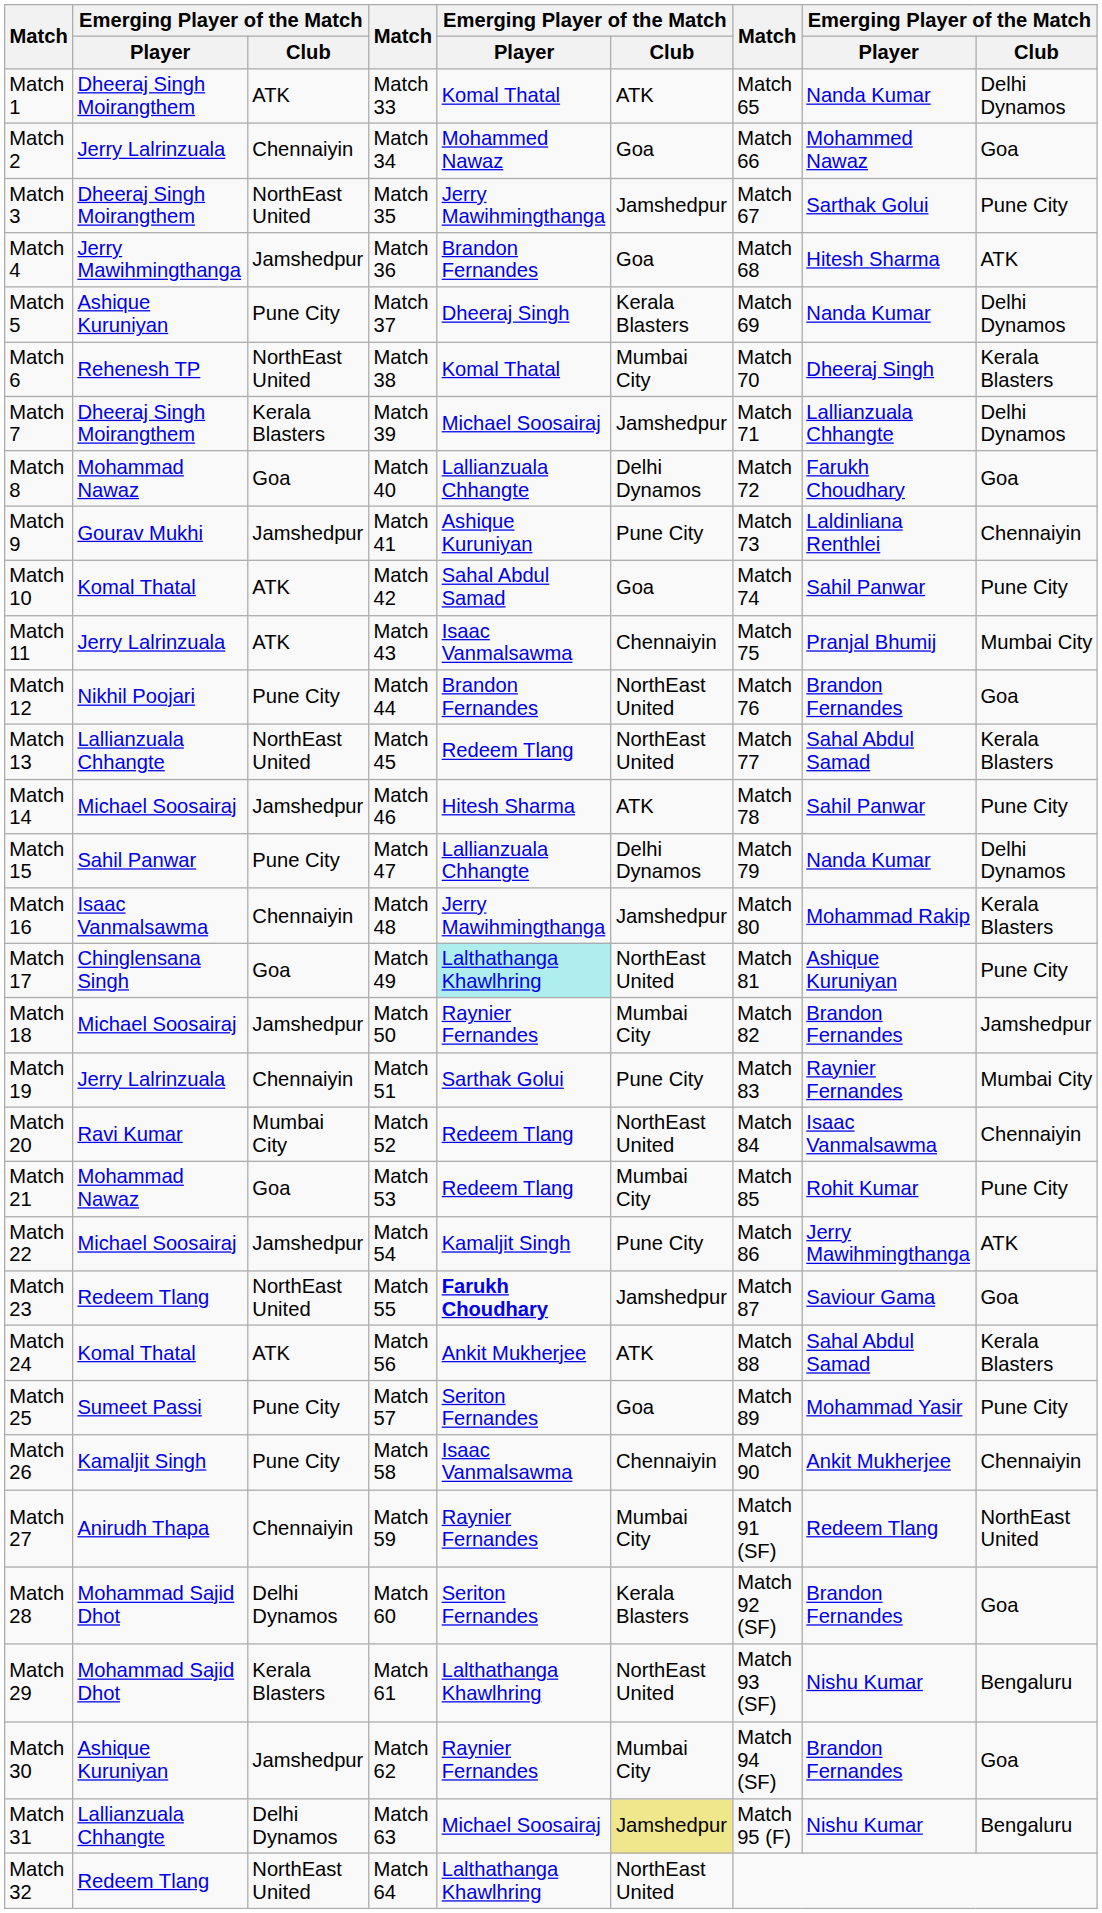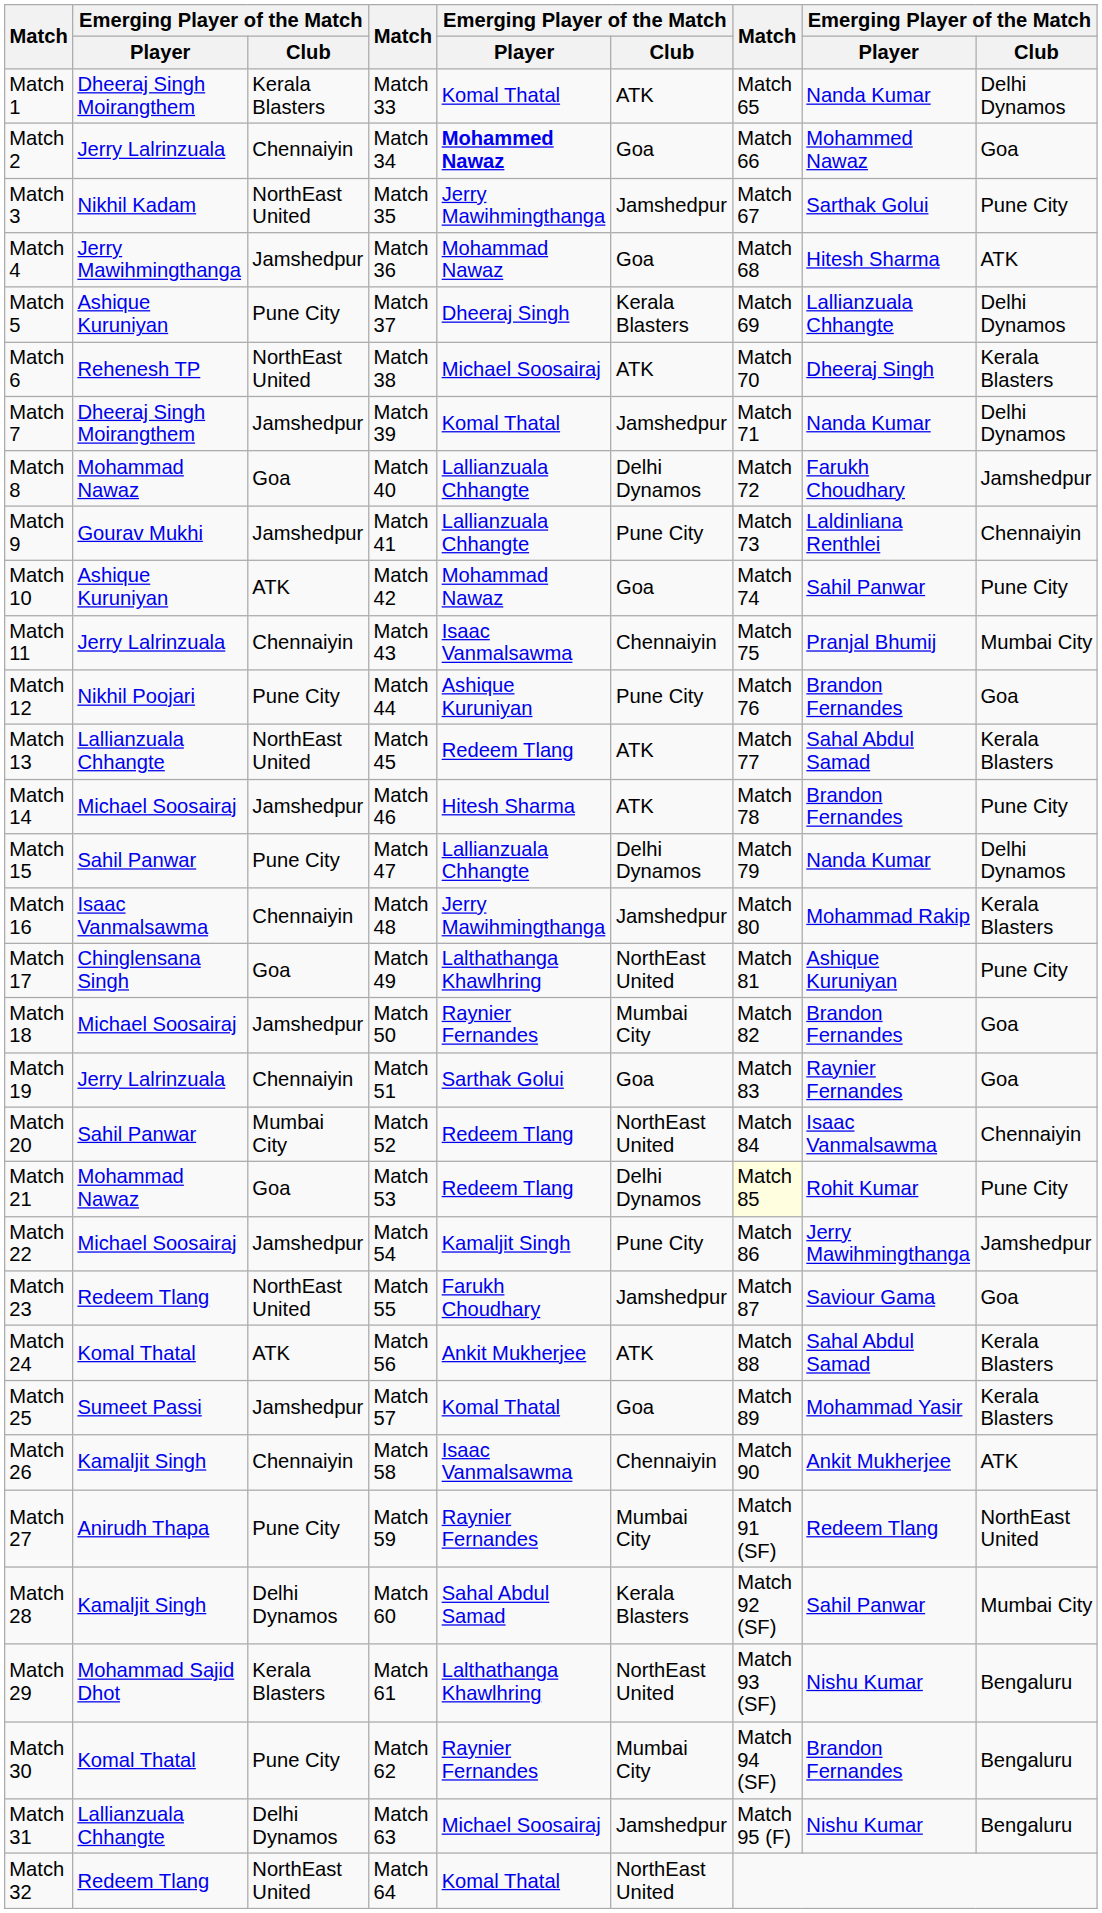(271, 95) ATK -> (289, 95) Kerala Blasters
(495, 150) normal -> (498, 150) bold
(141, 205) Dheeraj Singh Moirangthem -> (137, 205) Nikhil Kadam
(490, 259) Brandon Fernandes -> (495, 259) Mohammad Nawaz
(869, 314) Nanda Kumar -> (860, 314) Lallianzuala Chhangte
(501, 369) Komal Thatal -> (521, 369) Michael Soosairaj
(652, 369) Mumbai City -> (635, 369) ATK
(289, 423) Kerala Blasters -> (308, 423) Jamshedpur
(521, 423) Michael Soosairaj -> (501, 423) Komal Thatal
(860, 423) Lallianzuala Chhangte -> (869, 423) Nanda Kumar
(999, 478) Goa -> (1036, 478) Jamshedpur
(487, 532) Ashique Kuruniyan -> (495, 532) Lallianzuala Chhangte
(137, 587) Komal Thatal -> (123, 587) Ashique Kuruniyan
(495, 587) Sahal Abdul Samad -> (495, 587) Mohammad Nawaz
(271, 642) ATK -> (303, 642) Chennaiyin
(490, 696) Brandon Fernandes -> (487, 696) Ashique Kuruniyan
(661, 696) NorthEast United -> (660, 696) Pune City
(661, 751) NorthEast United -> (635, 751) ATK
(866, 806) Sahil Panwar -> (855, 806) Brandon Fernandes
(500, 970) paleturquoise background -> (500, 970) no background
(1036, 1024) Jamshedpur -> (999, 1024) Goa
(660, 1079) Pune City -> (635, 1079) Goa
(1036, 1079) Mumbai City -> (999, 1079) Goa
(130, 1134) Ravi Kumar -> (137, 1134) Sahil Panwar
(652, 1188) Mumbai City -> (659, 1188) Delhi Dynamos
(765, 1188) no background -> (765, 1188) lightyellow background
(999, 1243) ATK -> (1036, 1243) Jamshedpur
(495, 1298) bold -> (491, 1298) normal
(296, 1407) Pune City -> (308, 1407) Jamshedpur
(490, 1407) Seriton Fernandes -> (501, 1407) Komal Thatal
(1024, 1407) Pune City -> (1017, 1407) Kerala Blasters
(296, 1462) Pune City -> (303, 1462) Chennaiyin
(1031, 1462) Chennaiyin -> (999, 1462) ATK
(303, 1528) Chennaiyin -> (296, 1528) Pune City
(156, 1605) Mohammad Sajid Dhot -> (142, 1605) Kamaljit Singh
(490, 1605) Seriton Fernandes -> (495, 1605) Sahal Abdul Samad
(855, 1605) Brandon Fernandes -> (866, 1605) Sahil Panwar
(999, 1605) Goa -> (1036, 1605) Mumbai City
(123, 1760) Ashique Kuruniyan -> (137, 1760) Komal Thatal
(308, 1760) Jamshedpur -> (296, 1760) Pune City
(999, 1760) Goa -> (1026, 1760) Bengaluru
(671, 1826) khaki background -> (671, 1826) no background
(500, 1880) Lalthathanga Khawlhring -> (501, 1880) Komal Thatal
